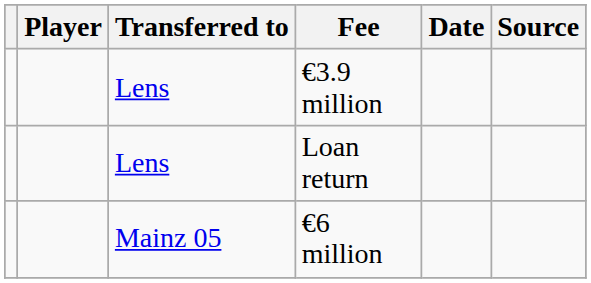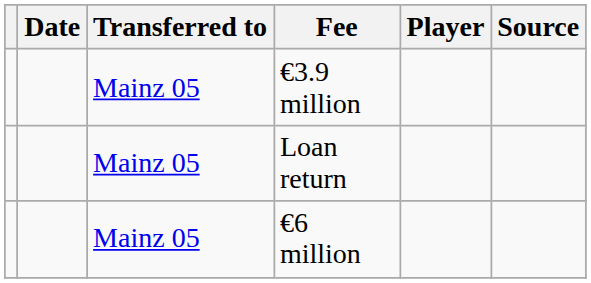columns swapped: (63, 26) <-> (456, 26)
(142, 86) Lens -> (146, 86) Mainz 05
(142, 162) Lens -> (146, 162) Mainz 05
